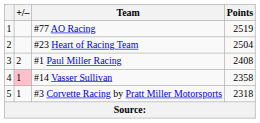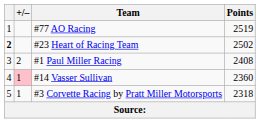(9, 45) normal -> (9, 45) bold
(243, 45) 2504 -> (243, 45) 2502
(243, 77) 2358 -> (243, 77) 2360
